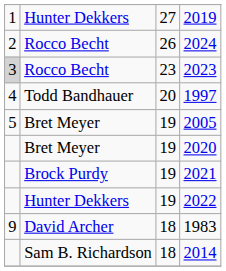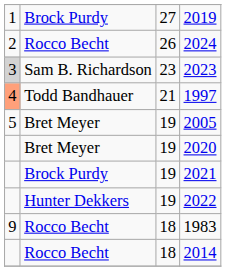(77, 17) Hunter Dekkers -> (66, 17) Brock Purdy
(66, 69) Rocco Becht -> (88, 69) Sam B. Richardson
(12, 95) no background -> (12, 95) lightsalmon background
(168, 95) 20 -> (168, 95) 21
(69, 226) David Archer -> (66, 226) Rocco Becht
(88, 252) Sam B. Richardson -> (66, 252) Rocco Becht
